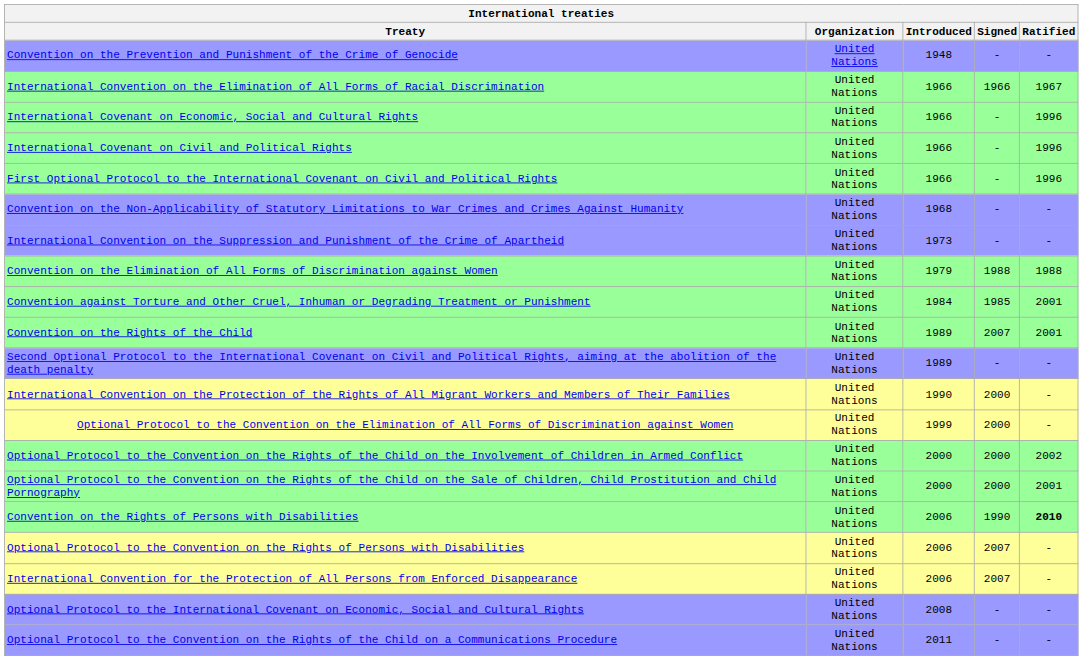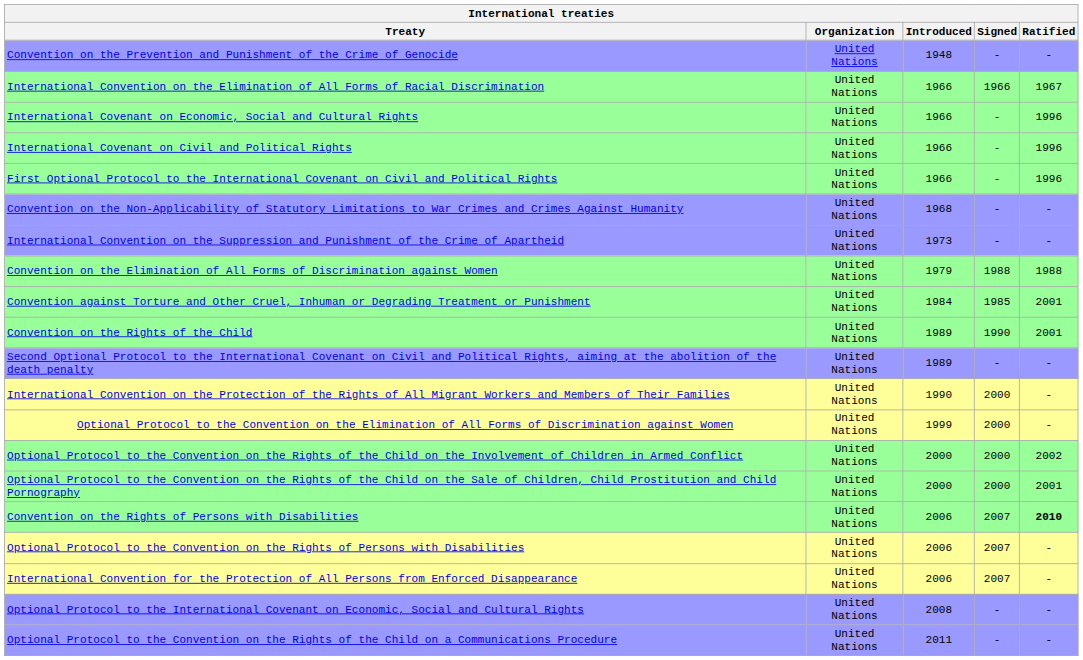(997, 333) 2007 -> (997, 333) 1990
(997, 517) 1990 -> (997, 517) 2007
